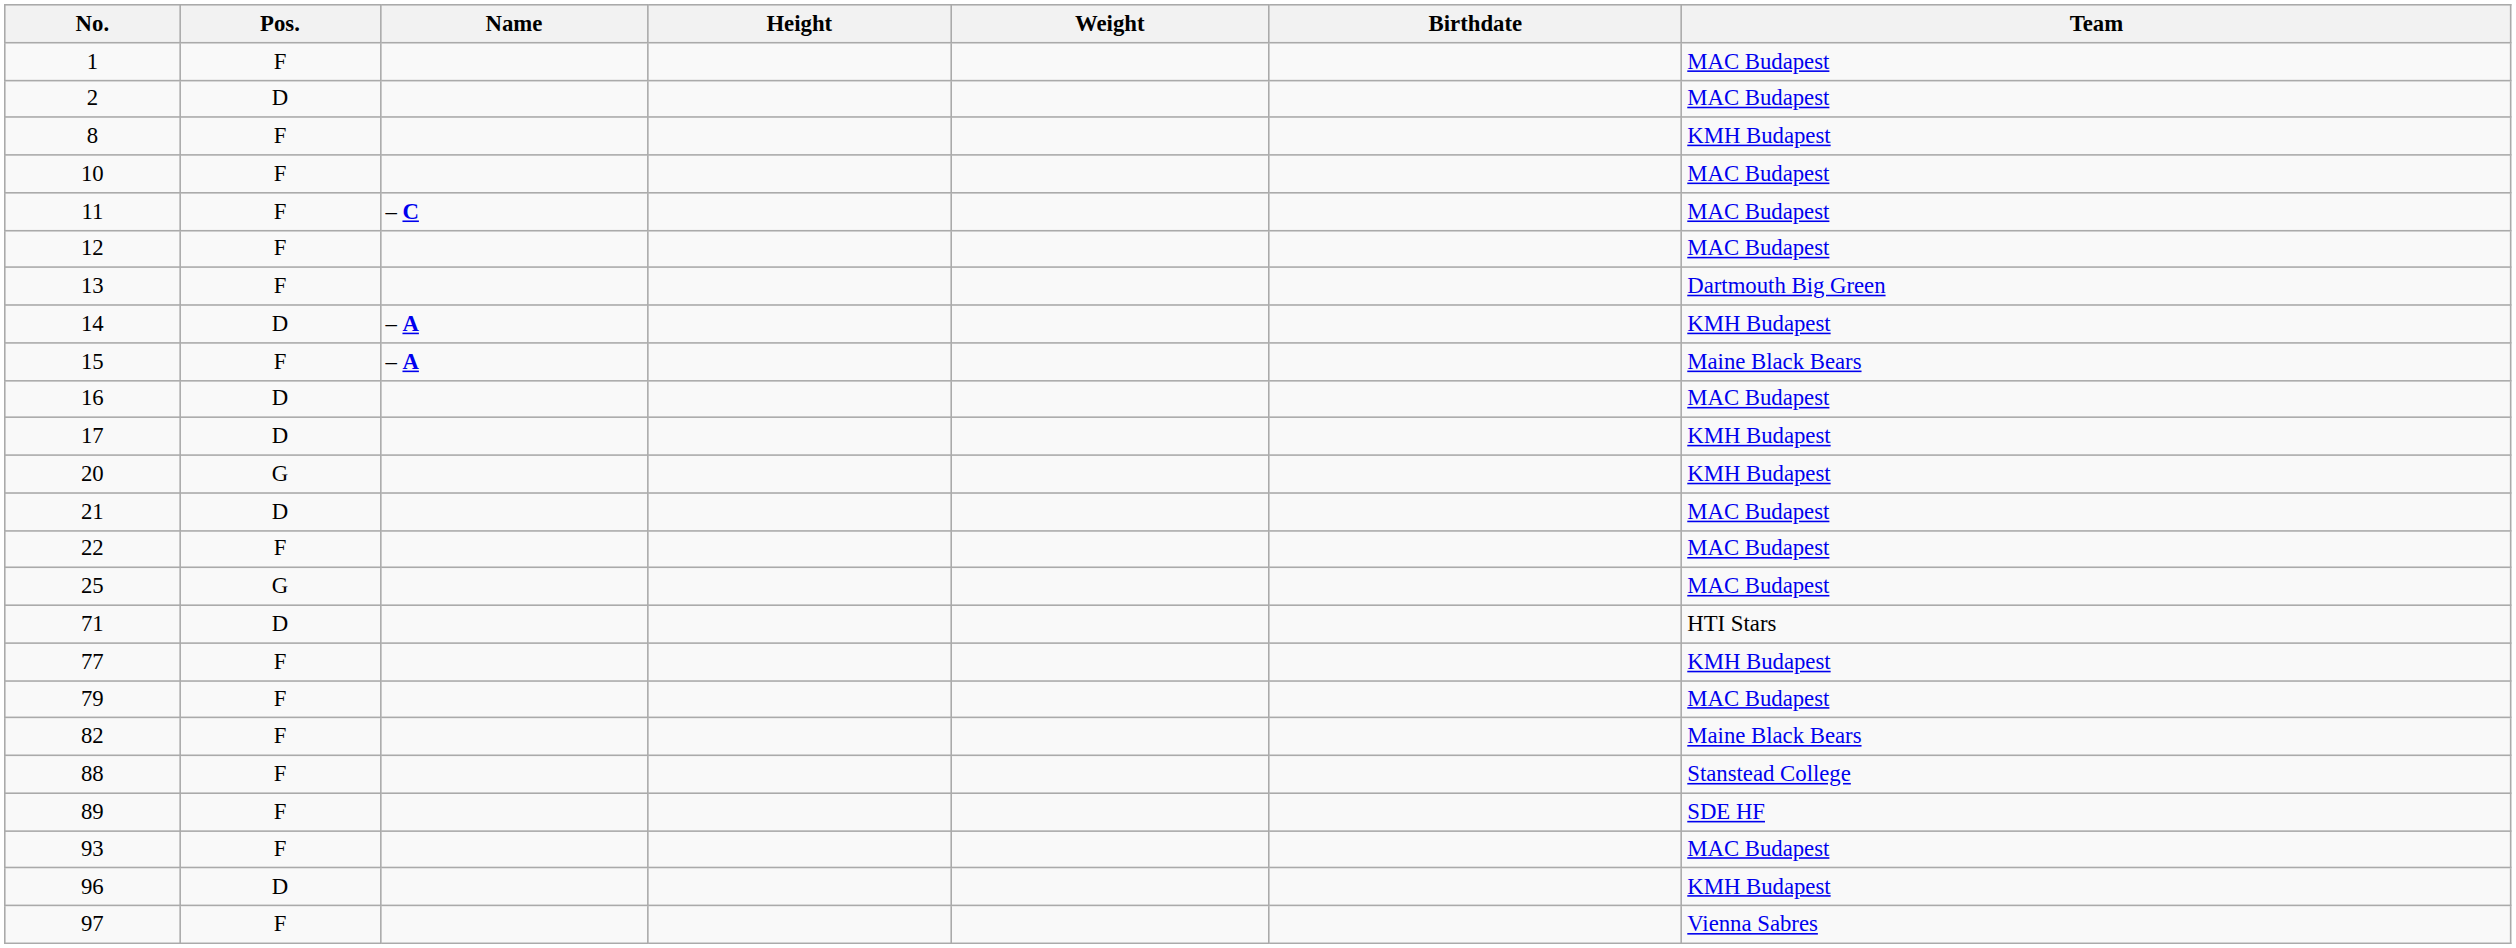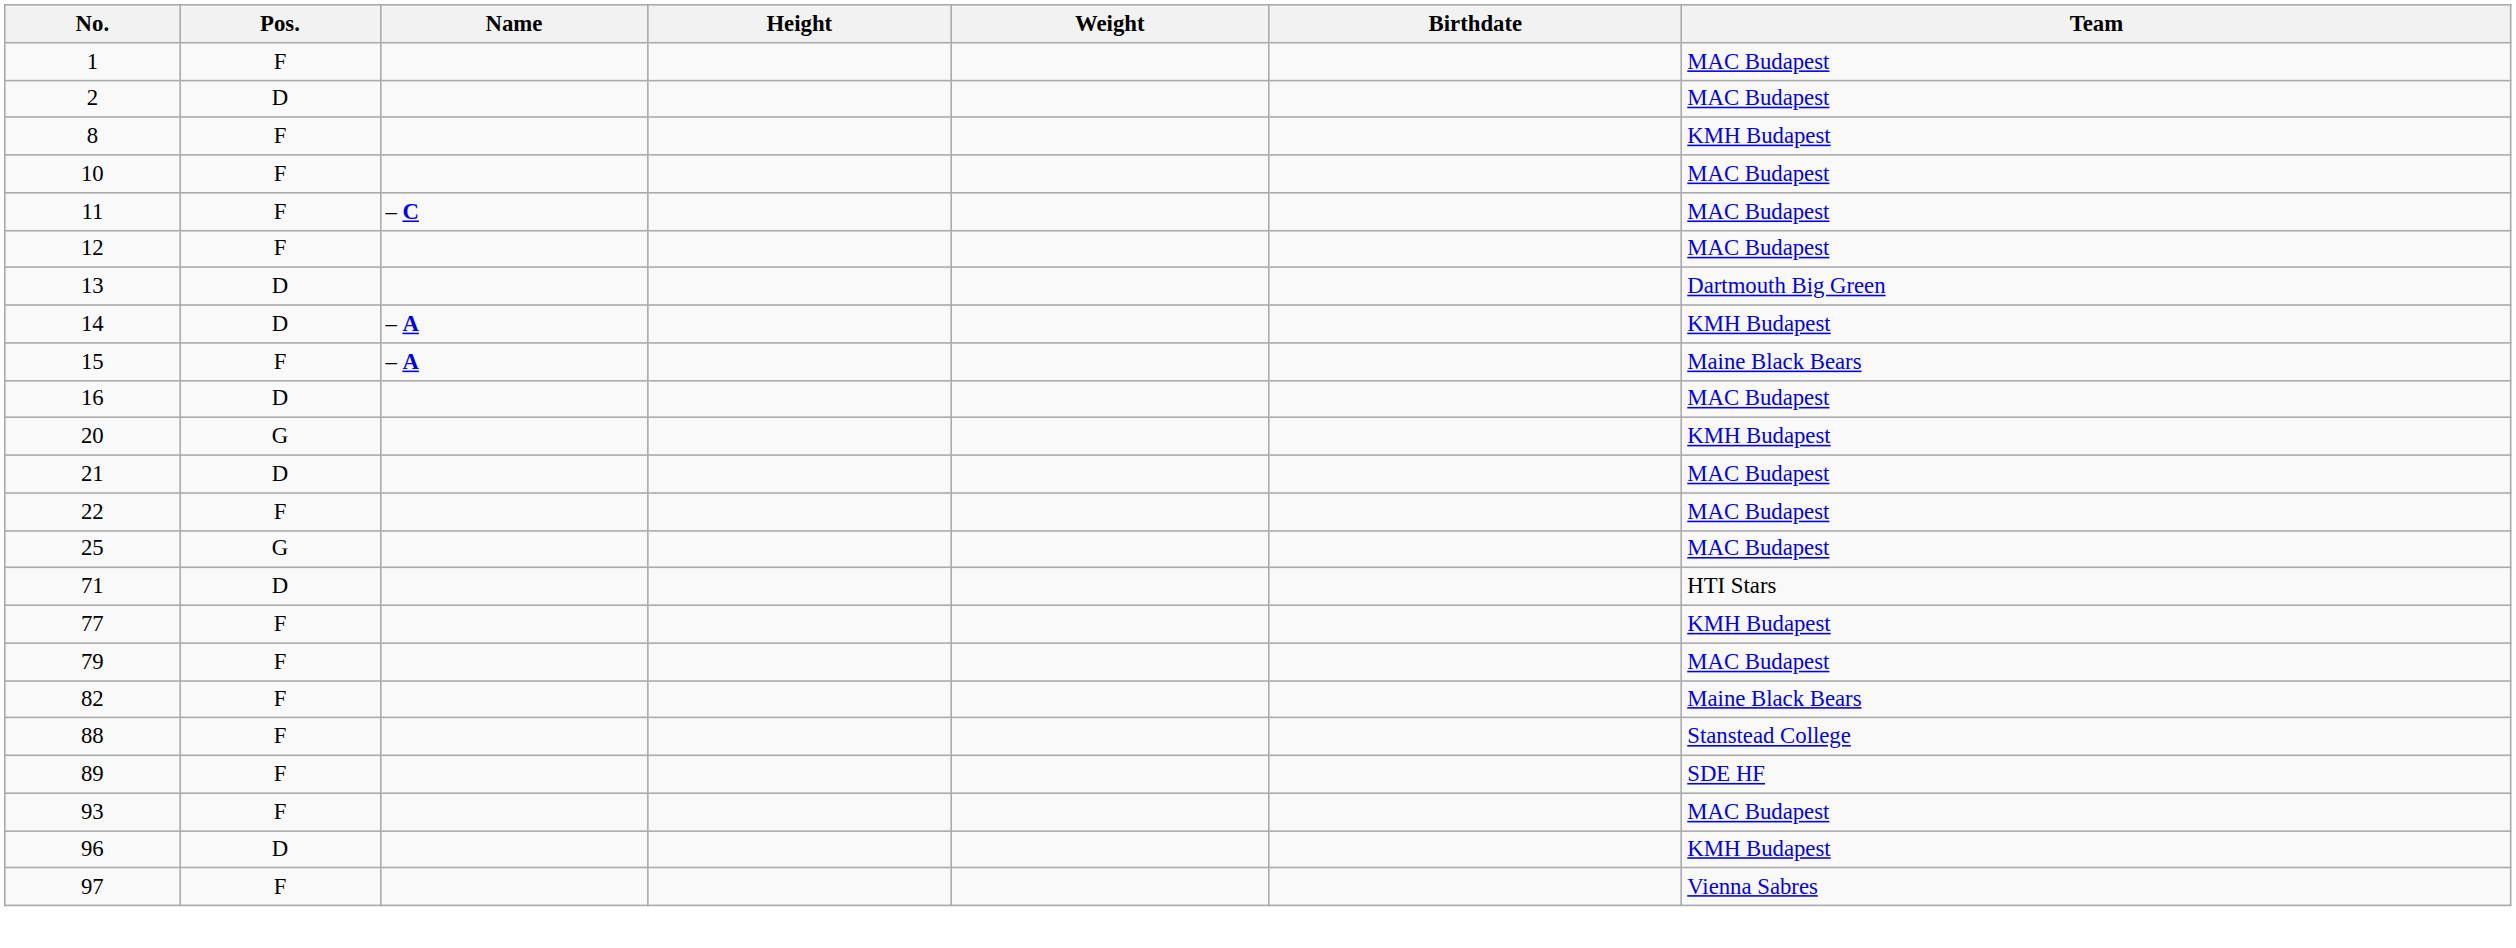(280, 286) F -> (280, 286) D
- row: (92, 436)
